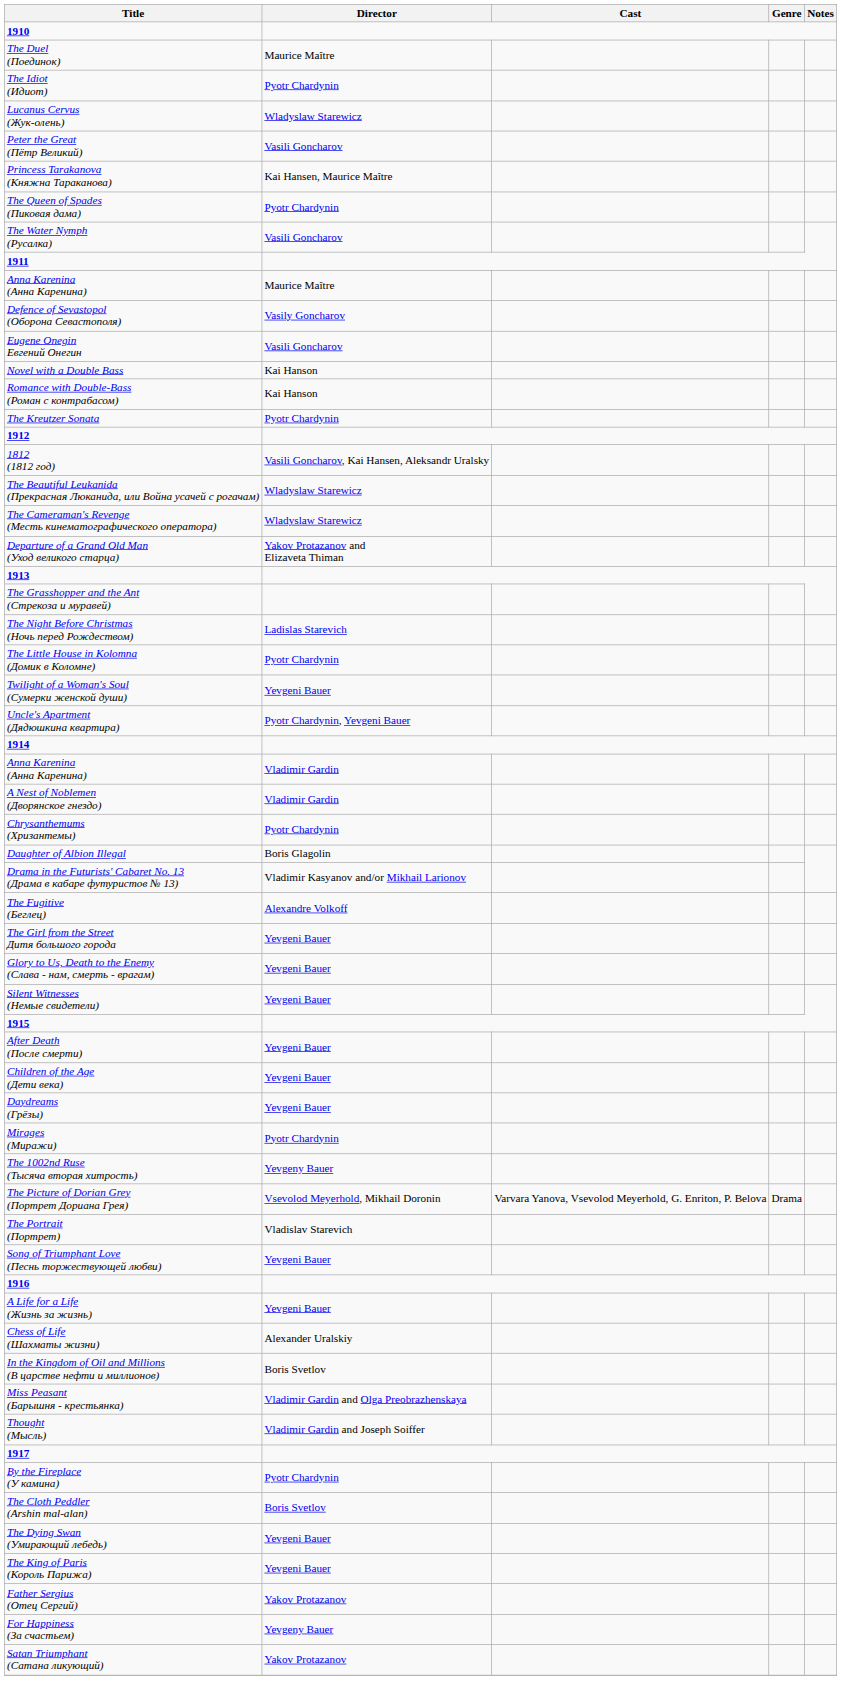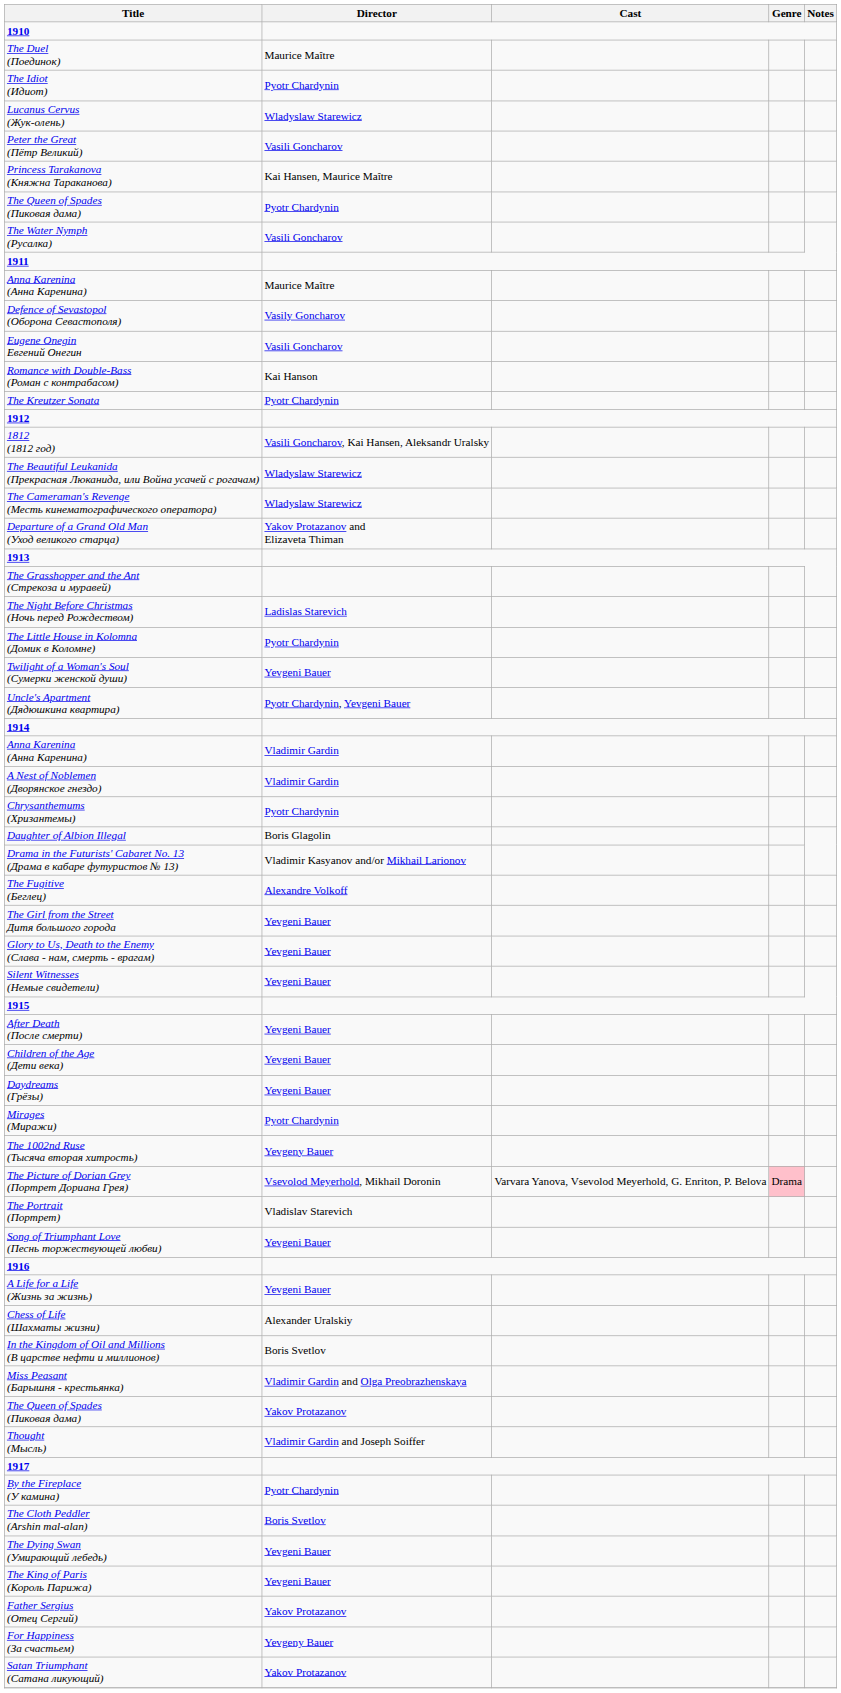- row: (65, 370)
(787, 1199) no background -> (787, 1181) pink background
+ row: (54, 1411)
